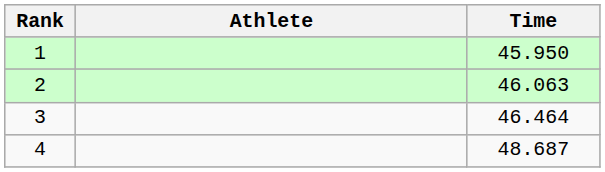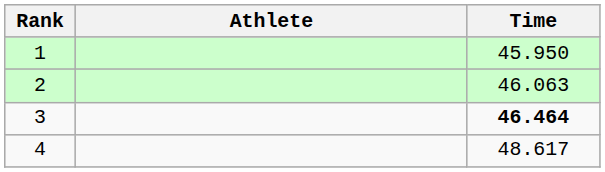(533, 118) normal -> (533, 118) bold
(533, 151) 48.687 -> (533, 151) 48.617
